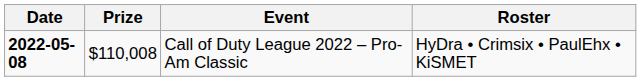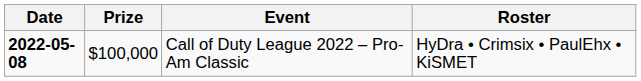(123, 53) $110,008 -> (123, 53) $100,000
